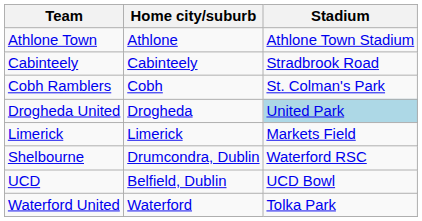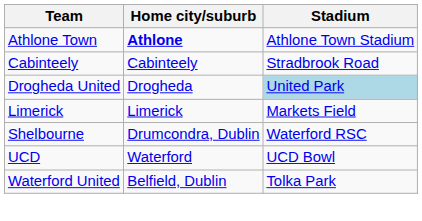(152, 39) normal -> (155, 39) bold
- row: (60, 87)
(177, 181) Belfield, Dublin -> (160, 157) Waterford
(160, 205) Waterford -> (177, 181) Belfield, Dublin
